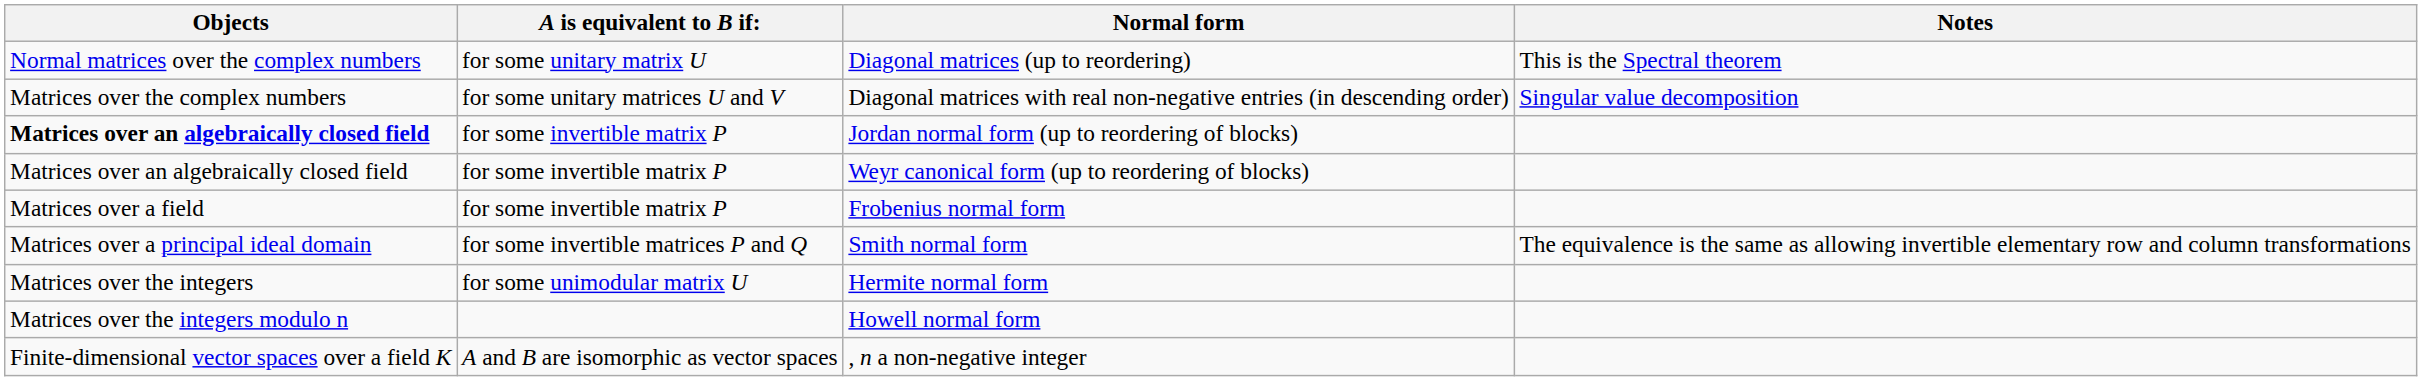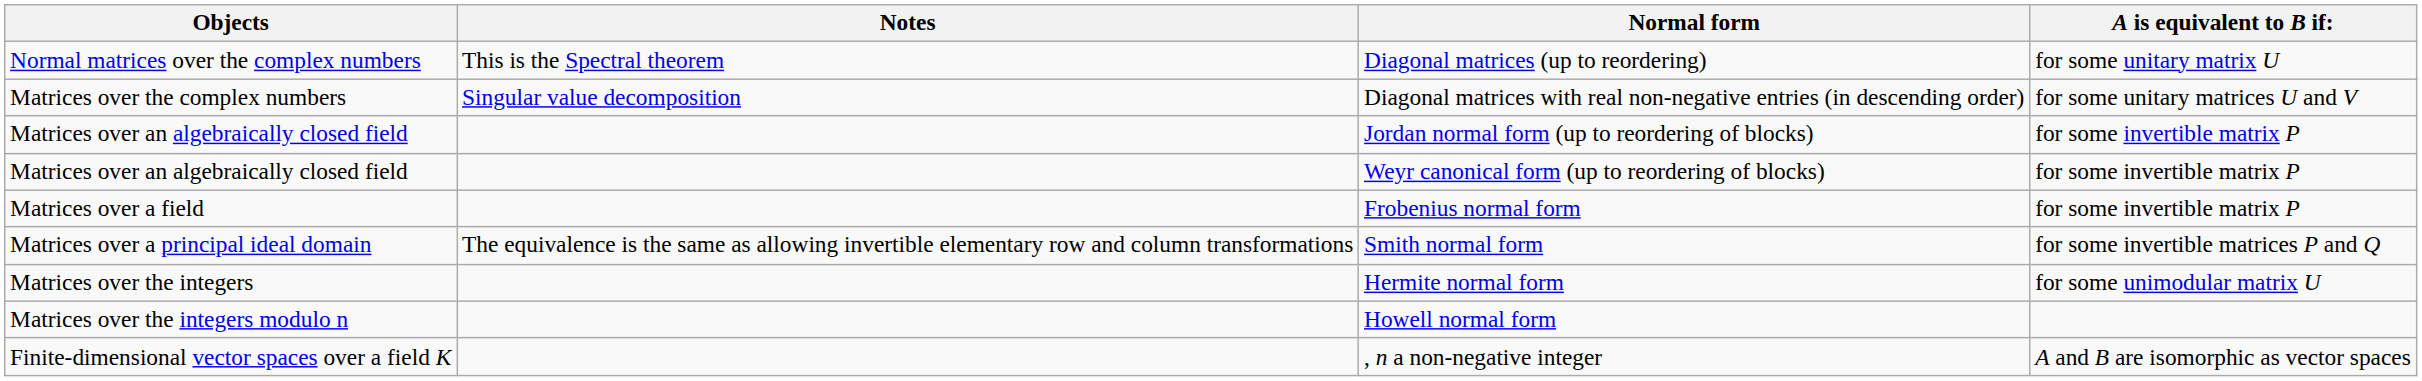columns swapped: (650, 23) <-> (1965, 23)
(220, 134) bold -> (209, 134) normal
